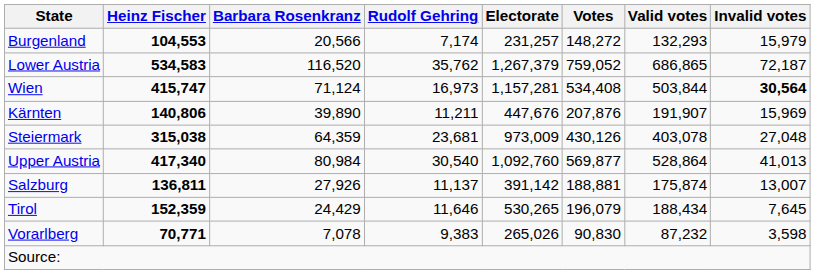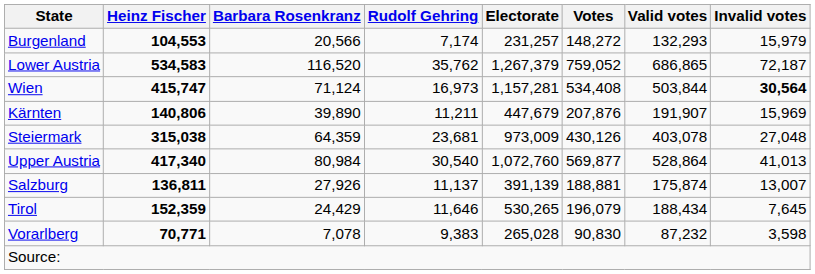(531, 112) 447,676 -> (531, 112) 447,679
(525, 161) 1,092,760 -> (525, 161) 1,072,760
(531, 185) 391,142 -> (531, 185) 391,139
(531, 233) 265,026 -> (531, 233) 265,028
